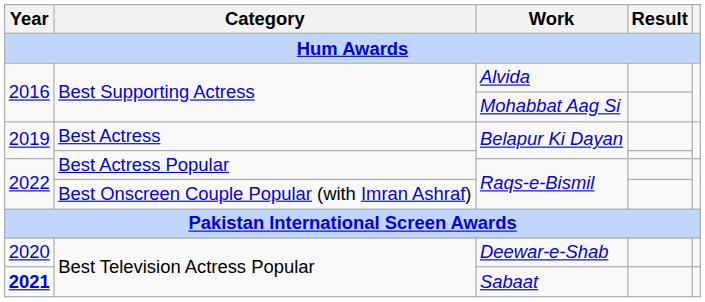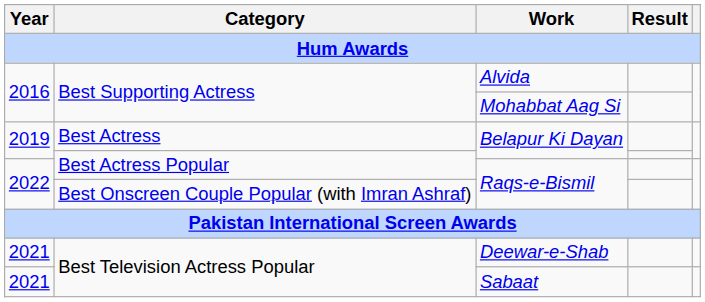(29, 252) 2020 -> (29, 252) 2021
(29, 281) bold -> (29, 281) normal
